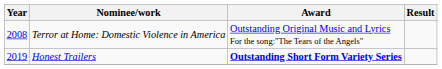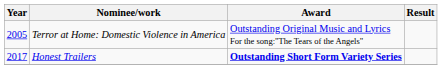(17, 34) 2008 -> (17, 34) 2005
(17, 56) 2019 -> (17, 56) 2017
